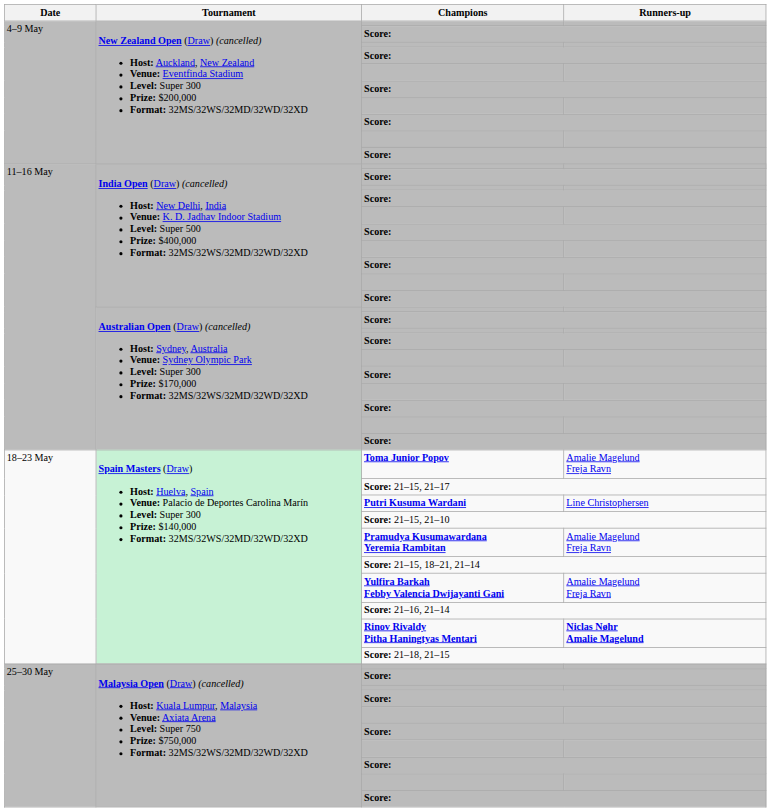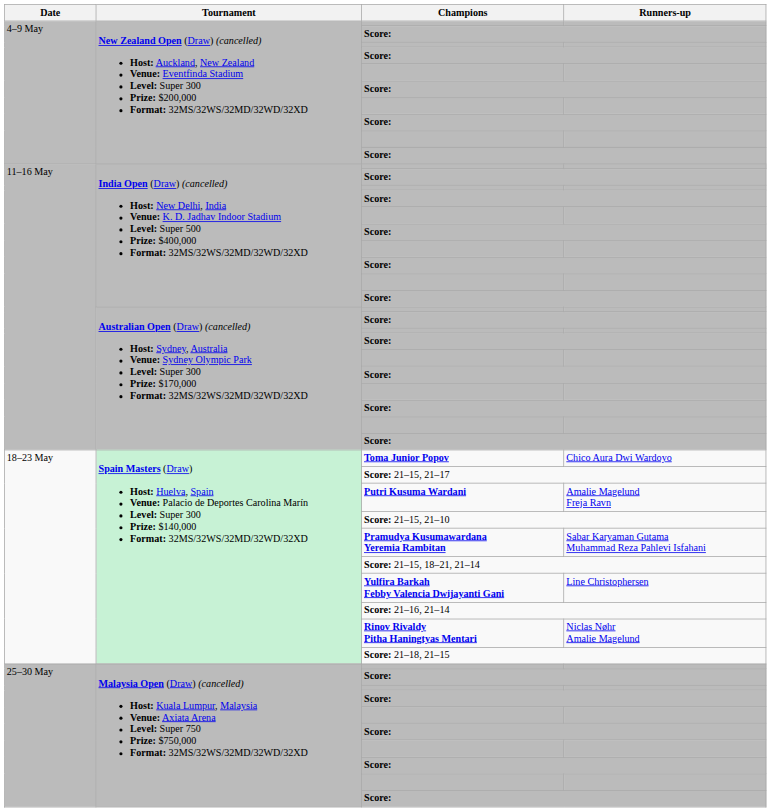(603, 464) Amalie Magelund Freja Ravn -> (619, 458) Chico Aura Dwi Wardoyo
(607, 503) Line Christophersen -> (603, 497) Amalie Magelund Freja Ravn
(603, 542) Amalie Magelund Freja Ravn -> (636, 542) Sabar Karyaman Gutama Muhammad Reza Pahlevi Isfahani
(603, 587) Amalie Magelund Freja Ravn -> (607, 581) Line Christophersen
(605, 632) bold -> (603, 632) normal
